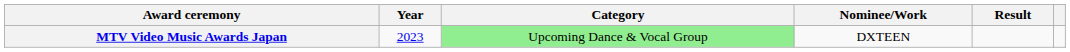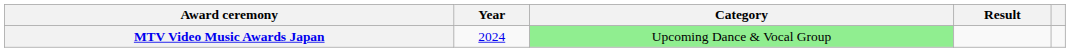- column: (883, 15)
(410, 36) 2023 -> (492, 36) 2024
